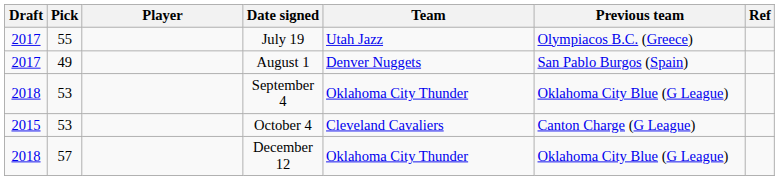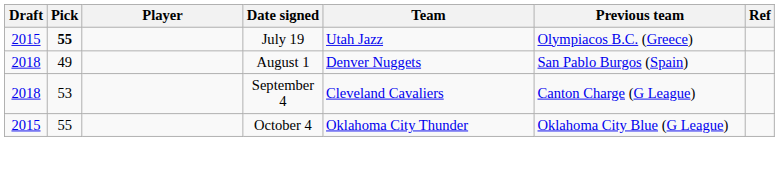(26, 39) 2017 -> (26, 39) 2015
(65, 39) normal -> (65, 39) bold
(26, 62) 2017 -> (26, 62) 2018
(397, 93) Oklahoma City Thunder -> (385, 93) Cleveland Cavaliers
(633, 93) Oklahoma City Blue (G League) -> (616, 93) Canton Charge (G League)
(65, 124) 53 -> (65, 124) 55
(385, 124) Cleveland Cavaliers -> (397, 124) Oklahoma City Thunder
(616, 124) Canton Charge (G League) -> (633, 124) Oklahoma City Blue (G League)
- row: (283, 156)
